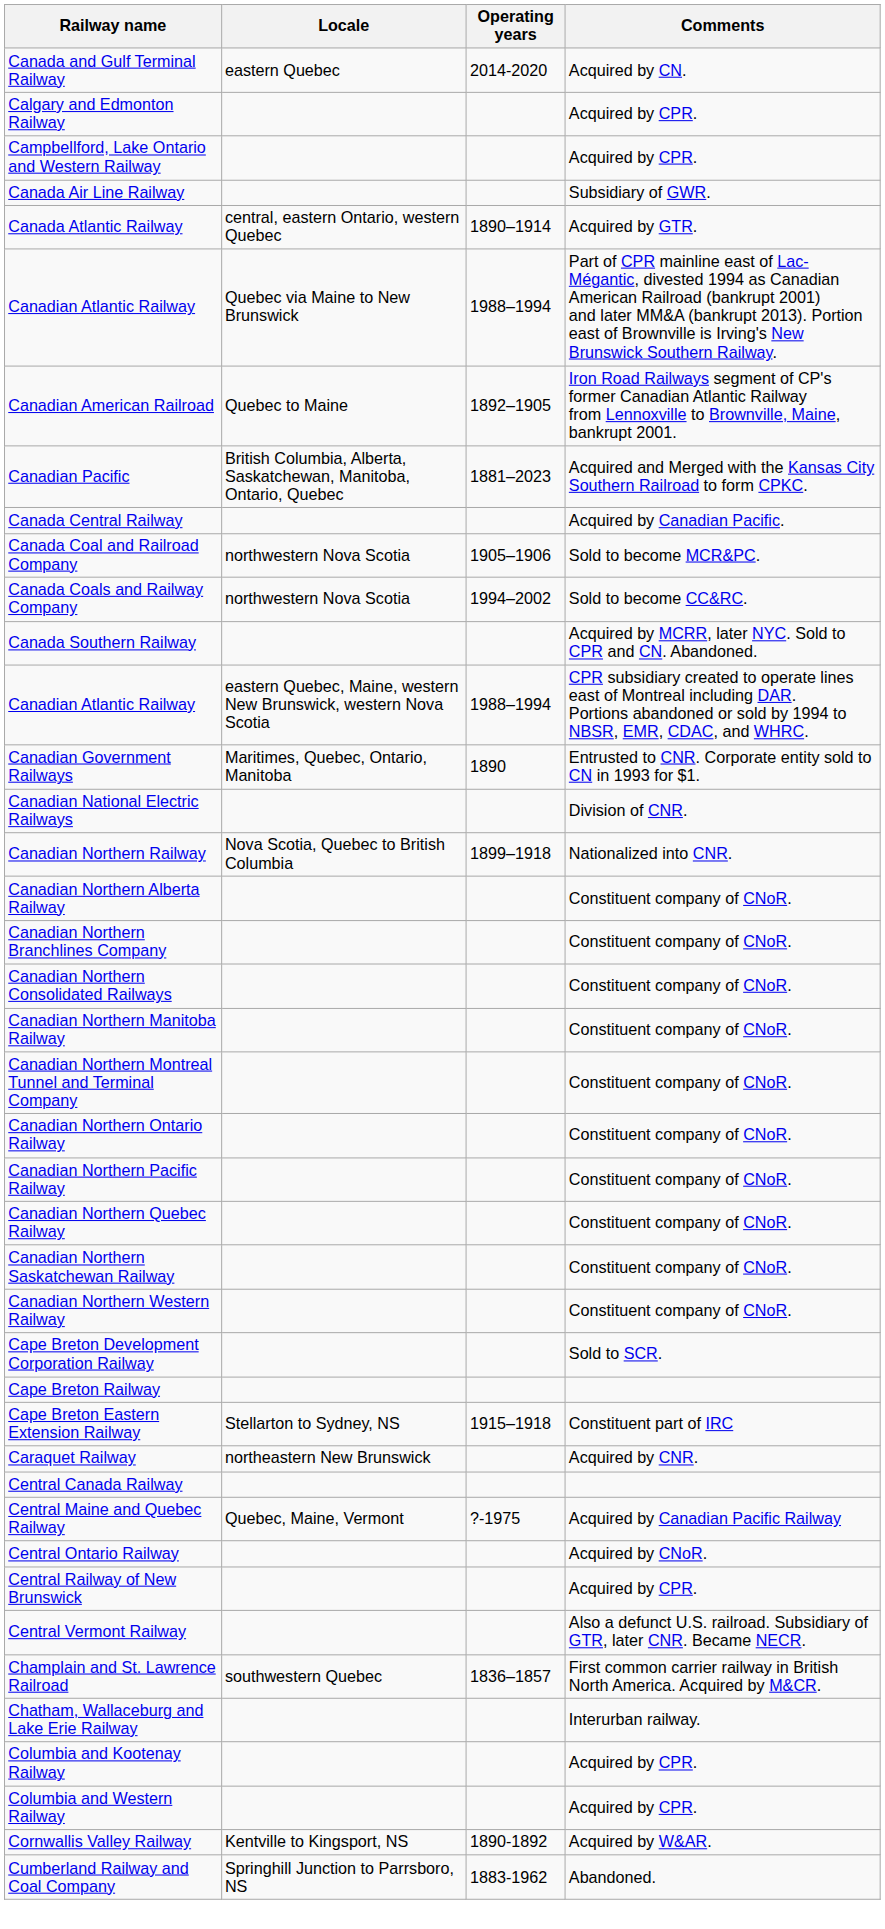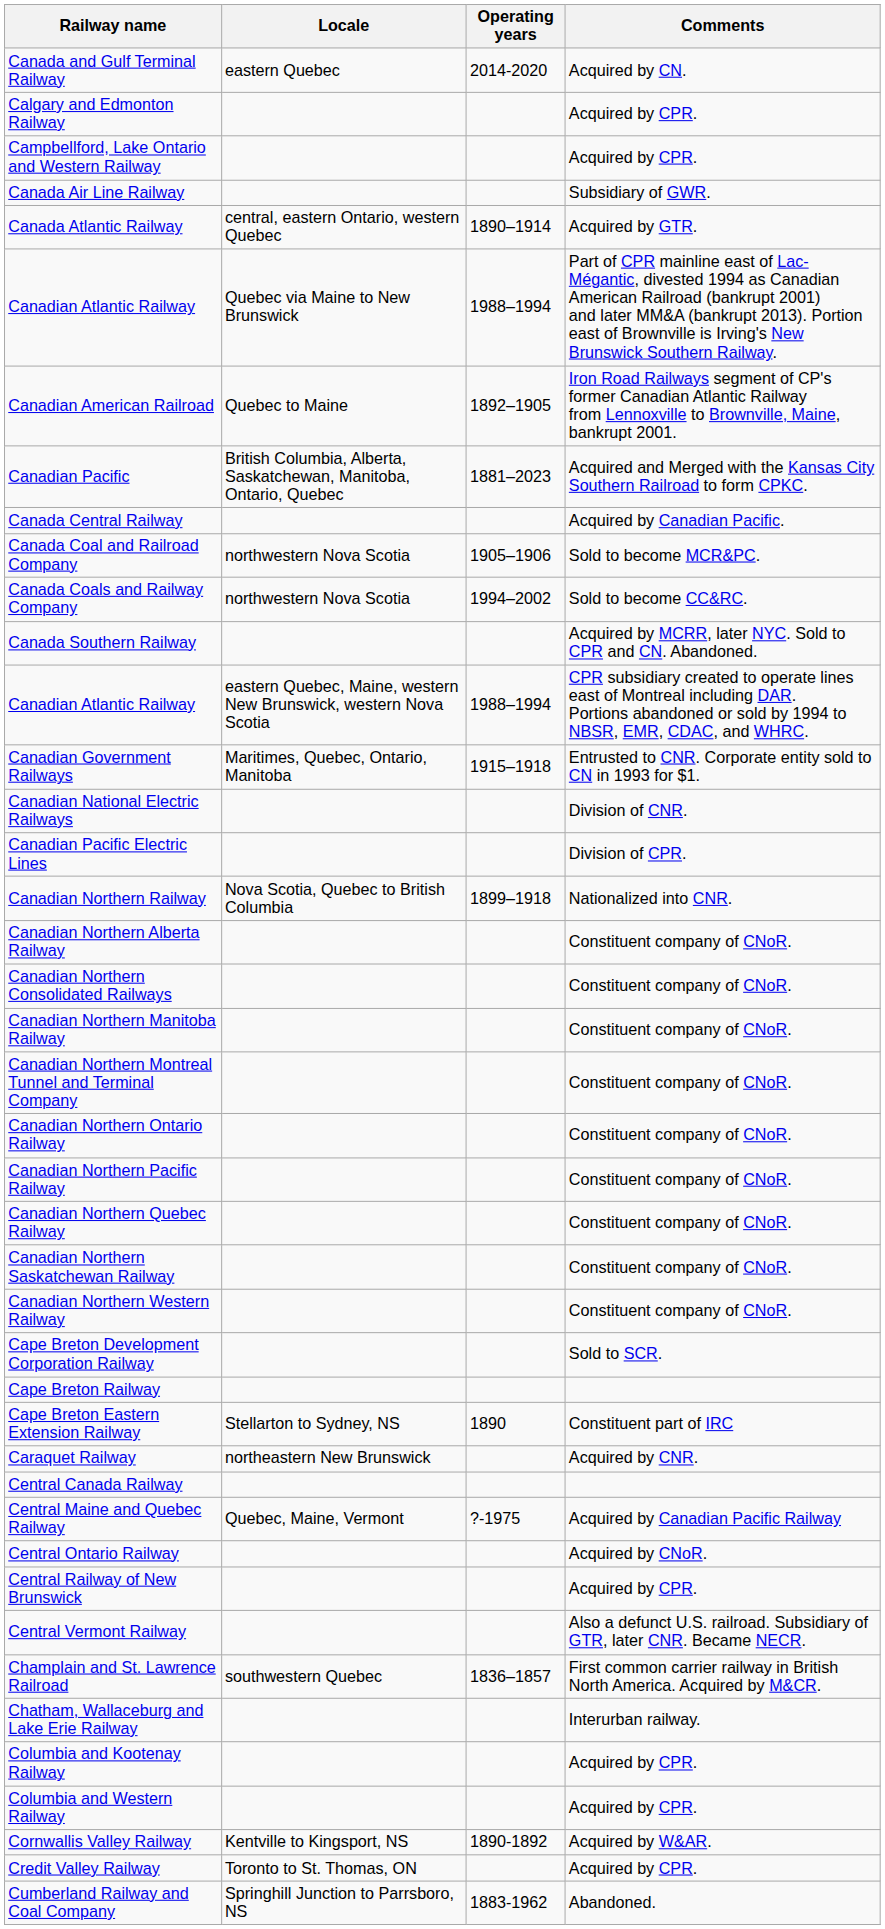(488, 766) 1890 -> (510, 766) 1915–1918
+ row: (98, 854)
- row: (87, 942)
(510, 1424) 1915–1918 -> (488, 1424) 1890
+ row: (84, 1868)
